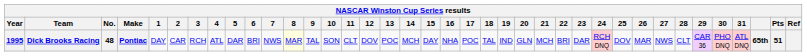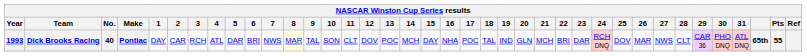(15, 40) 1995 -> (15, 40) 1993
(109, 40) 48 -> (109, 40) 40
(778, 40) 51 -> (778, 40) 55
